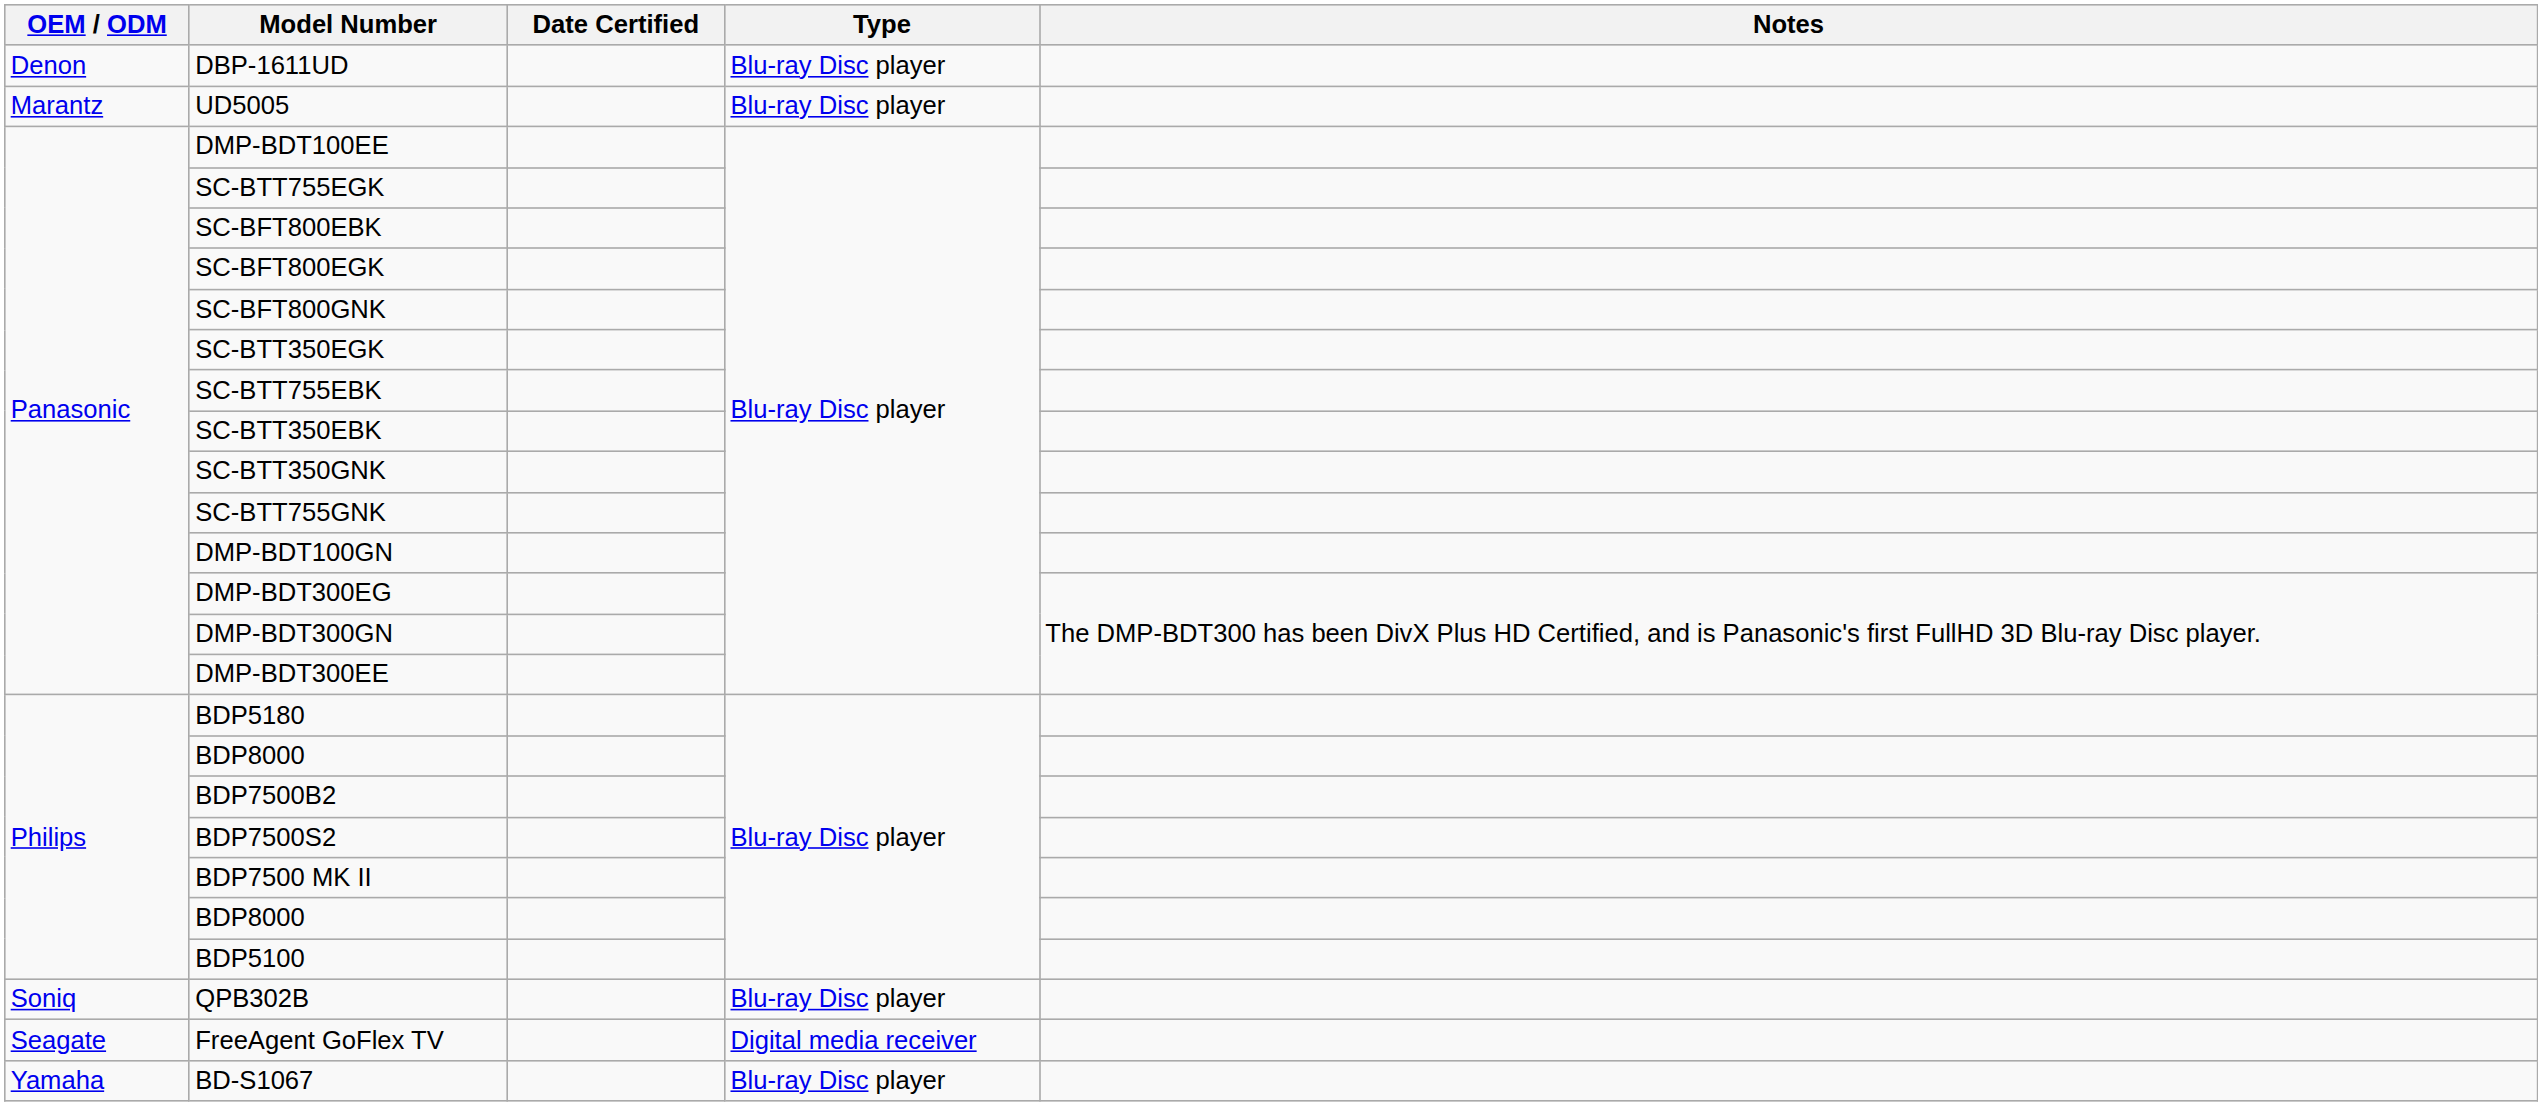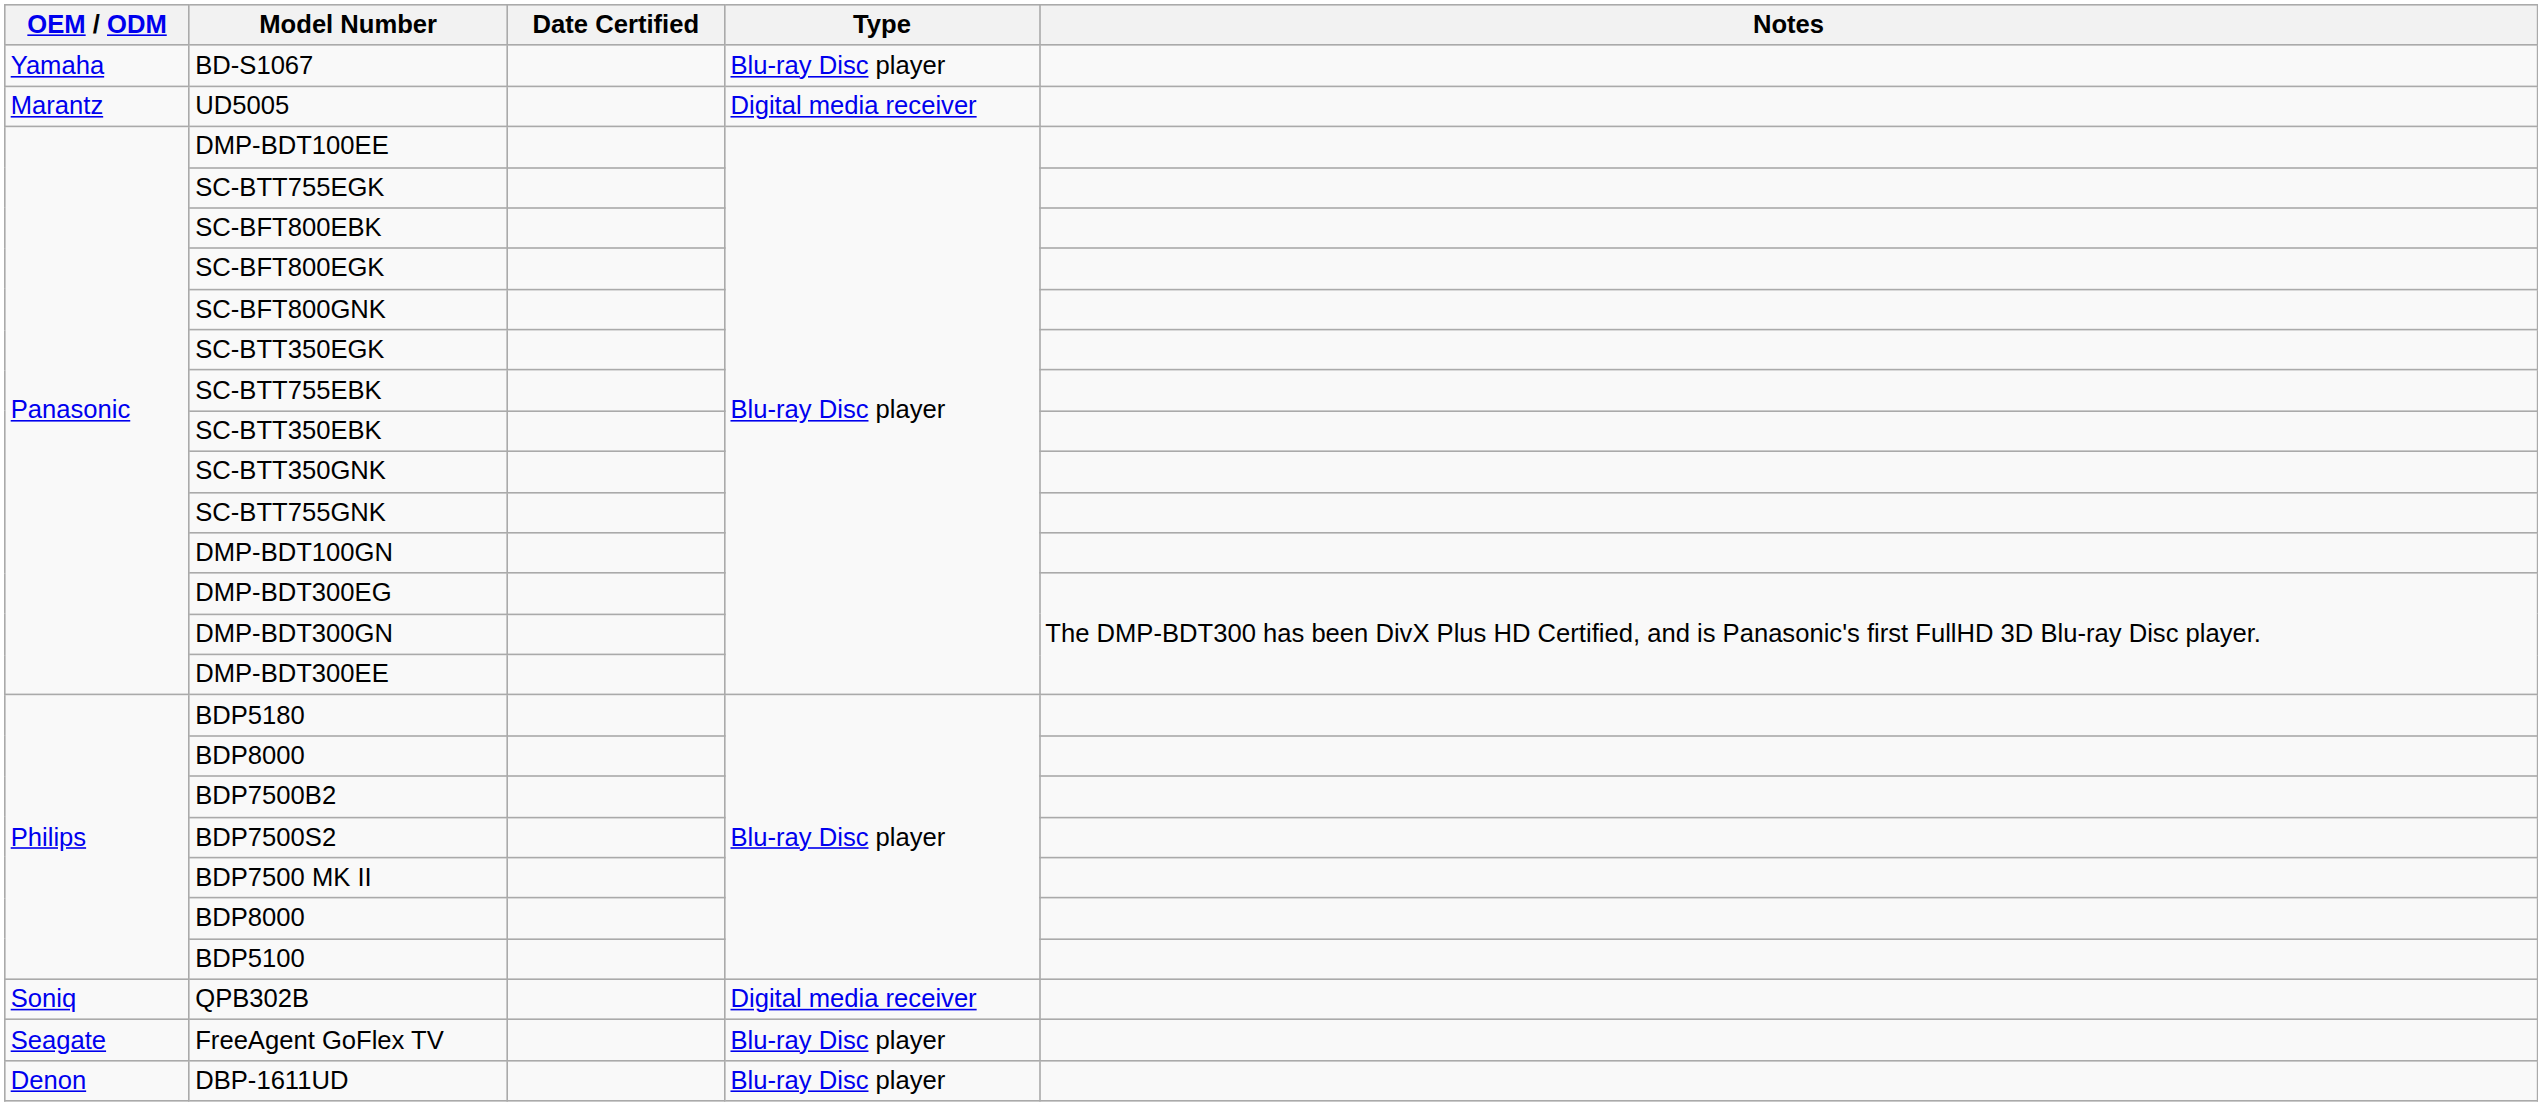rows swapped: (48, 65) <-> (57, 1080)
(838, 106) Blu-ray Disc player -> (854, 106) Digital media receiver
(838, 999) Blu-ray Disc player -> (854, 999) Digital media receiver
(854, 1039) Digital media receiver -> (838, 1039) Blu-ray Disc player
